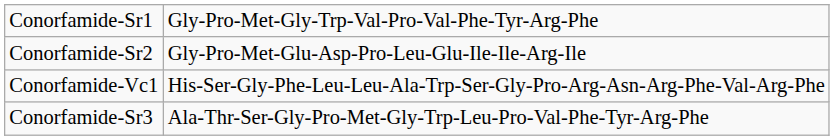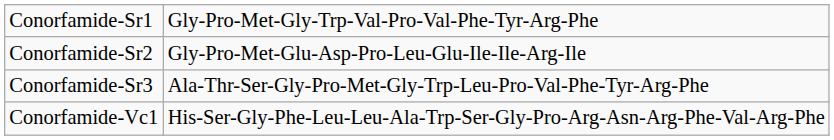rows swapped: (81, 118) <-> (84, 85)
